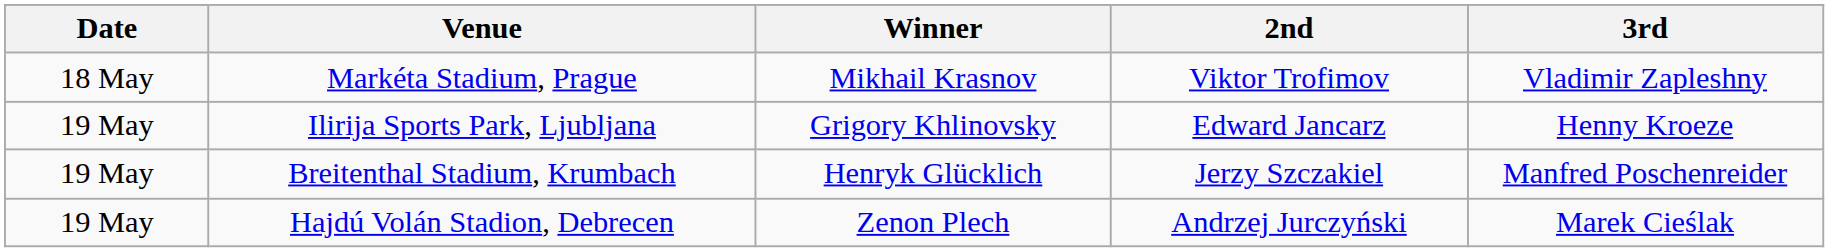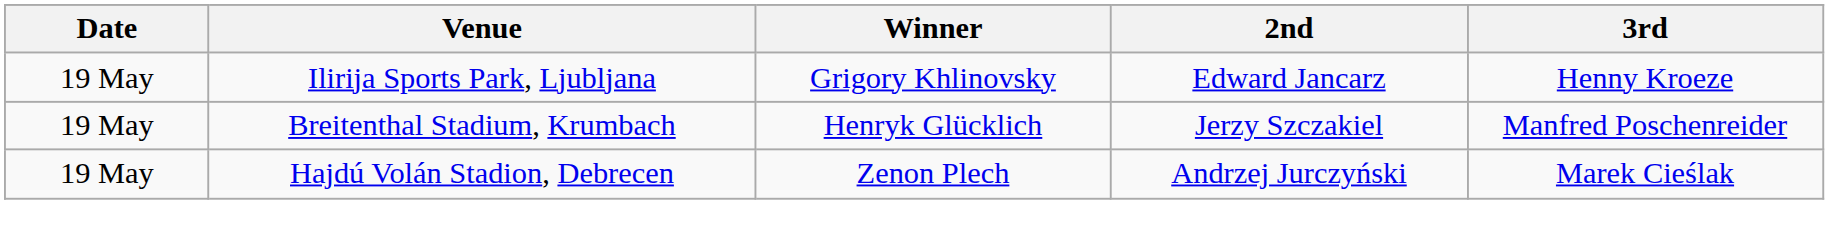- row: (482, 76)
